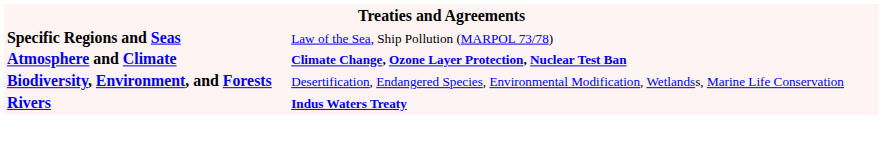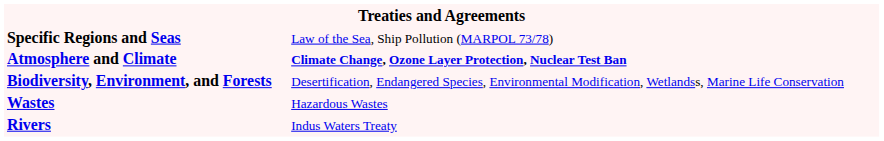+ row: (31, 103)
(349, 103) bold -> (344, 125) normal
